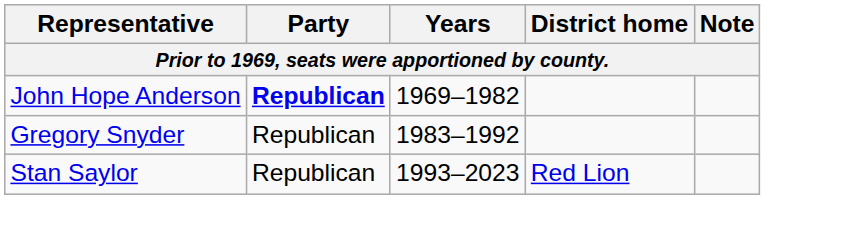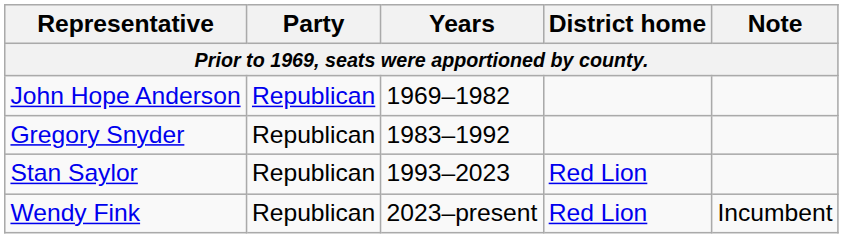(318, 95) bold -> (314, 95) normal
+ row: (75, 212)
